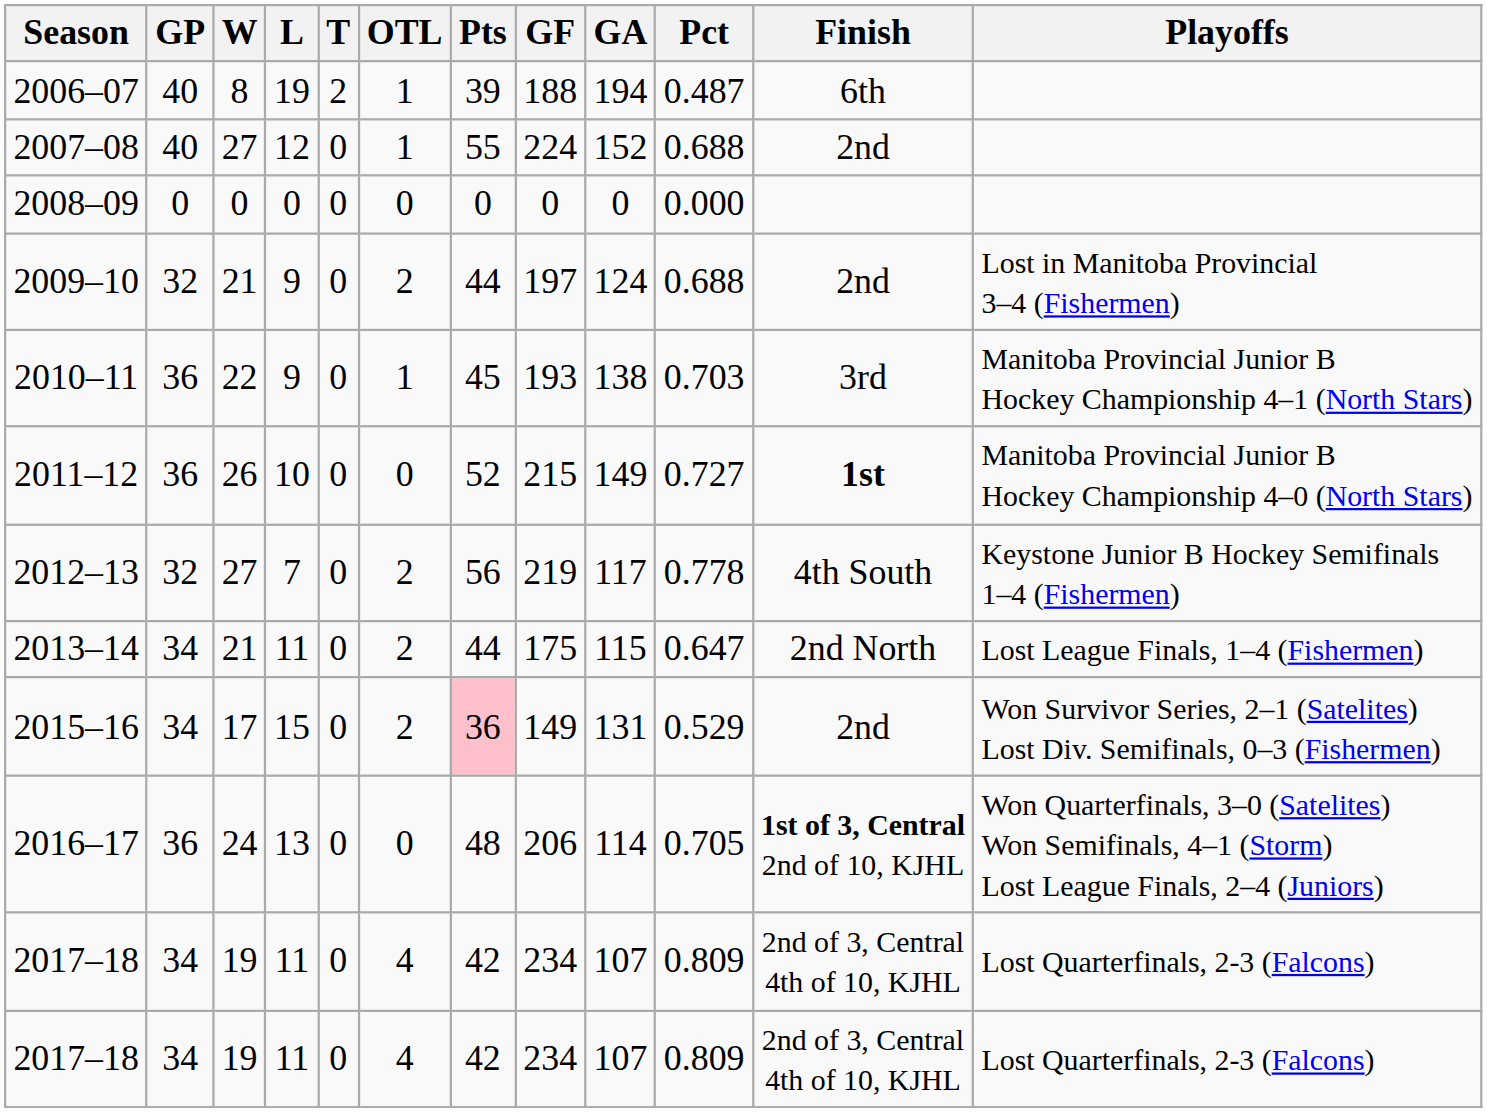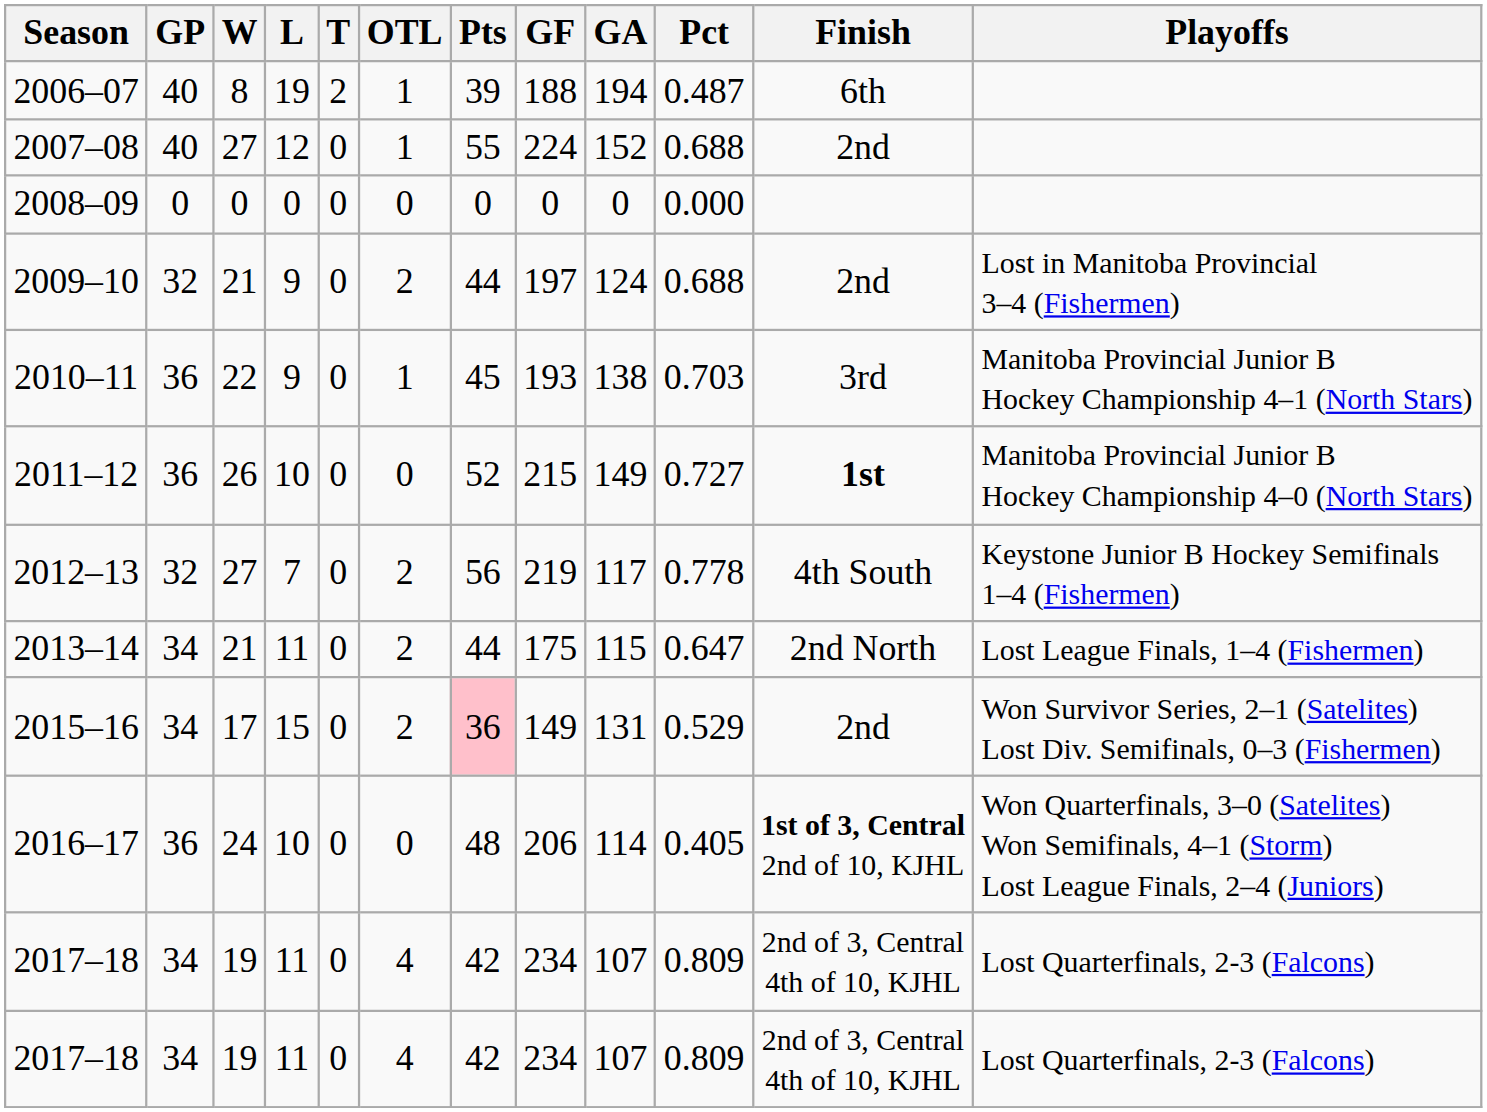(292, 843) 13 -> (292, 843) 10
(704, 843) 0.705 -> (704, 843) 0.405
